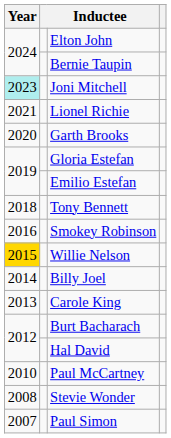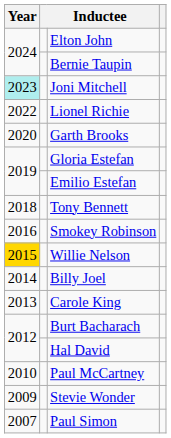(22, 111) 2021 -> (22, 111) 2022
(22, 397) 2008 -> (22, 397) 2009
